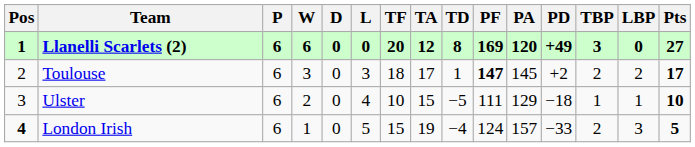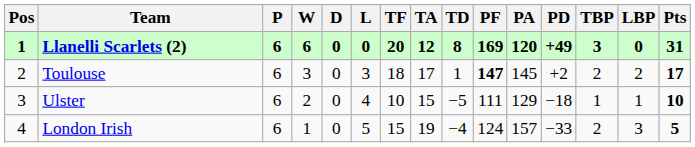(675, 45) 27 -> (675, 45) 31
(21, 127) bold -> (21, 127) normal
